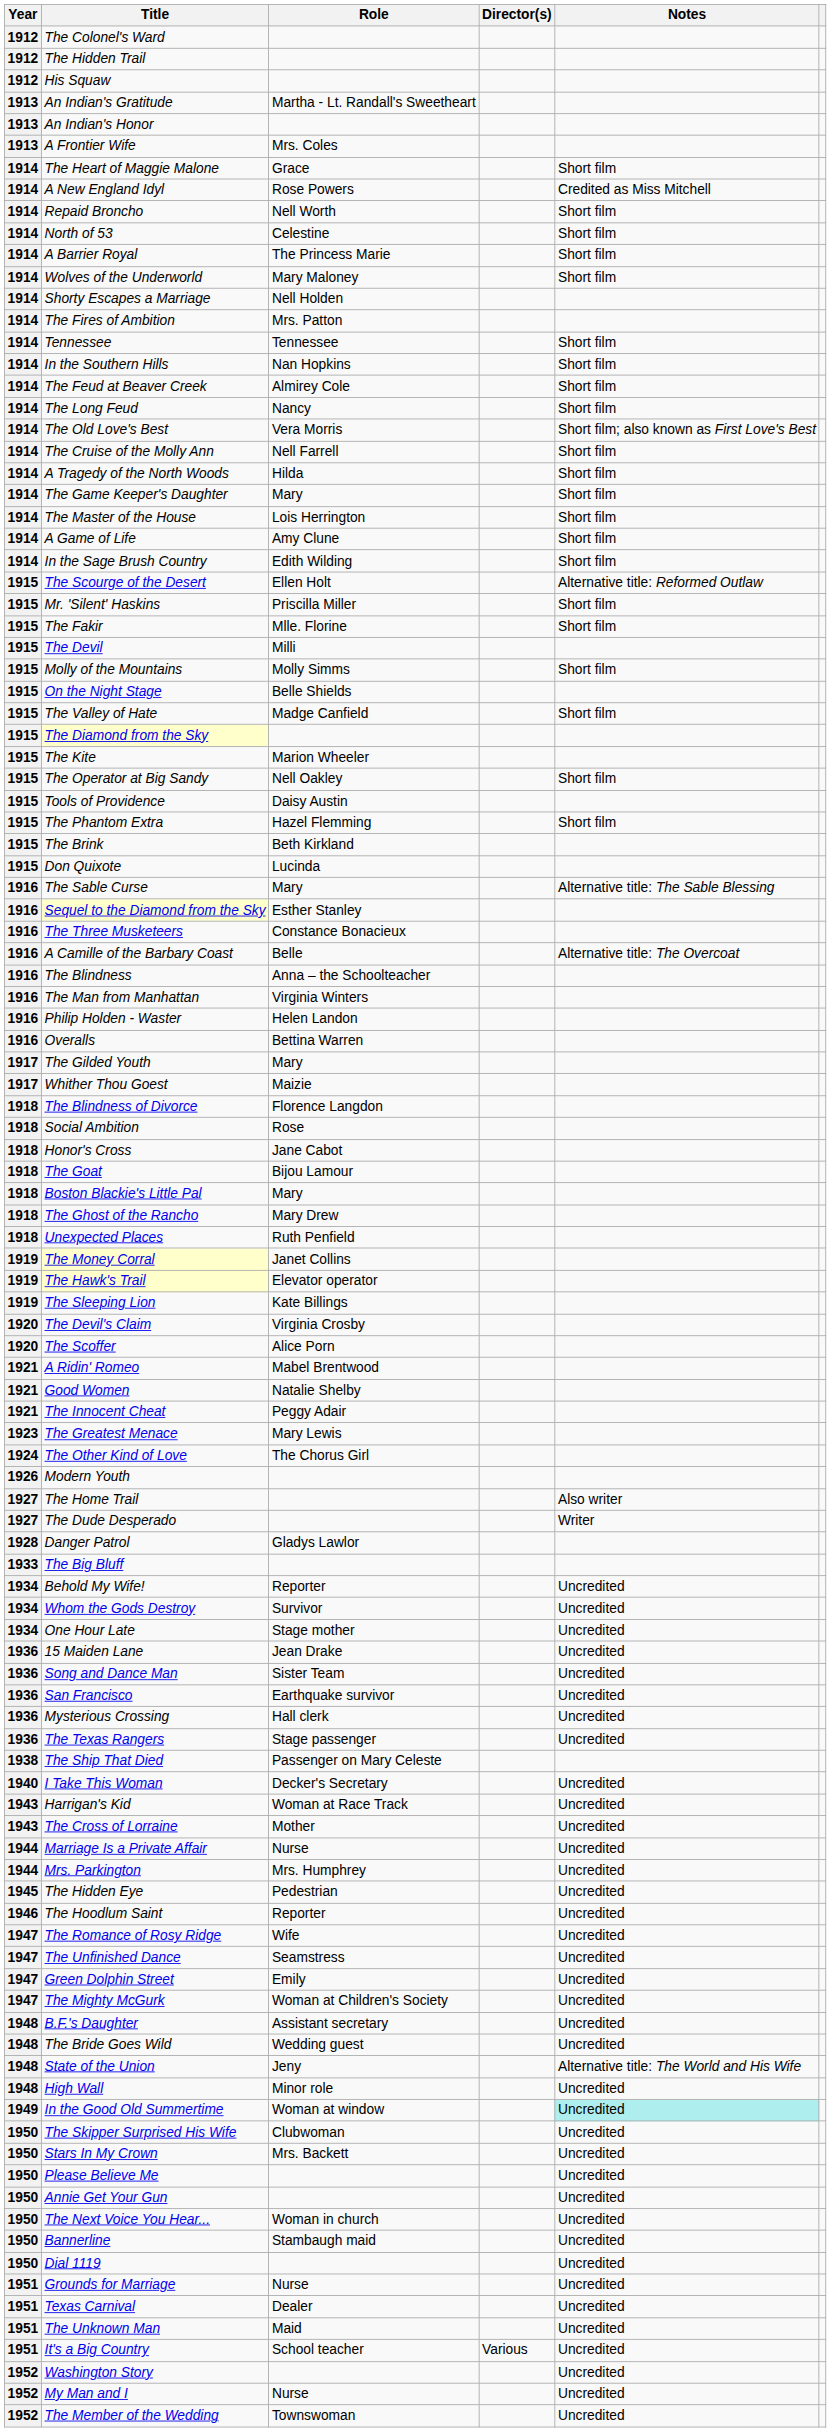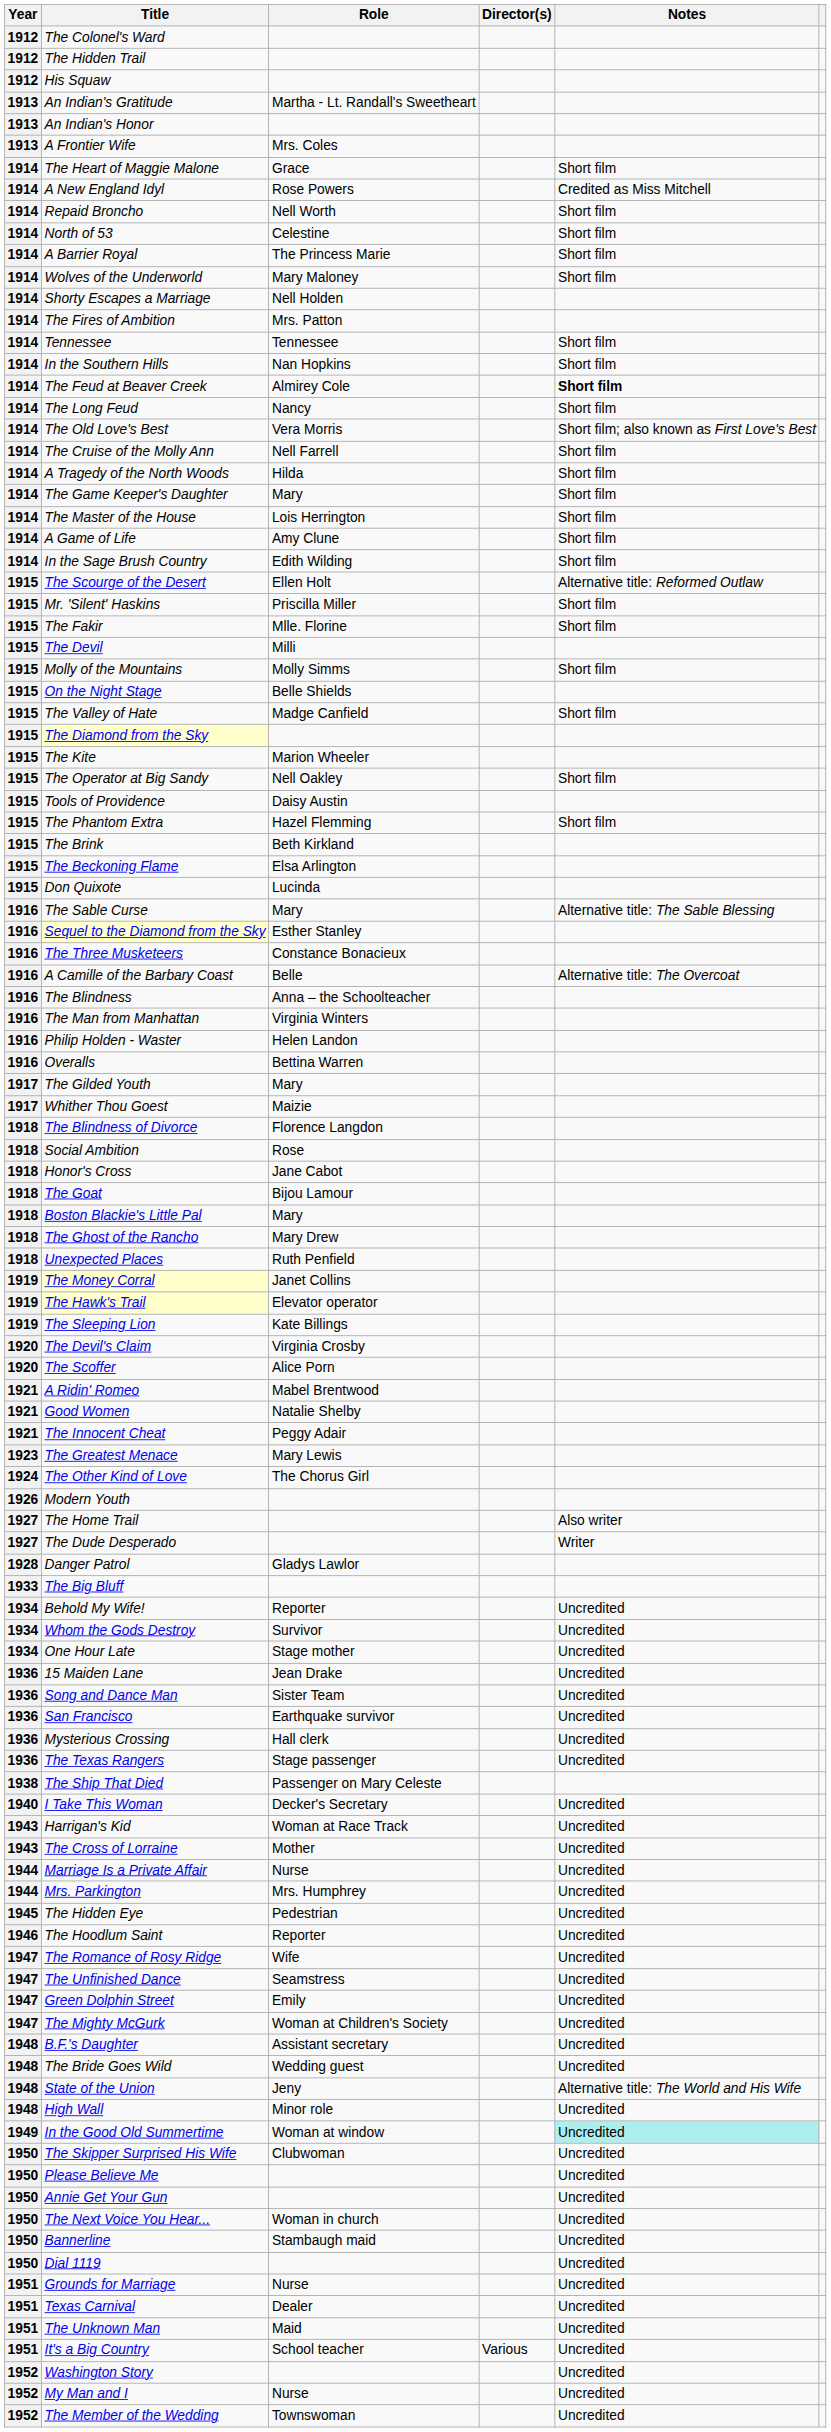(587, 386) normal -> (590, 386) bold
+ row: (111, 866)
- row: (101, 2154)
